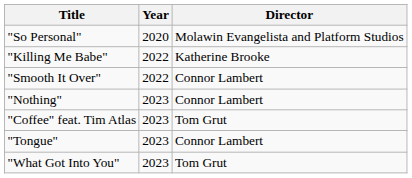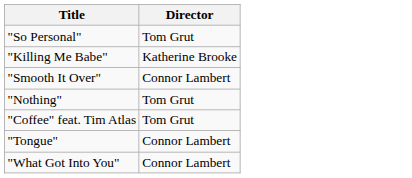- column: (156, 15)
(289, 36) Molawin Evangelista and Platform Studios -> (168, 36) Tom Grut
(219, 99) Connor Lambert -> (168, 99) Tom Grut
(201, 162) Tom Grut -> (186, 162) Connor Lambert
